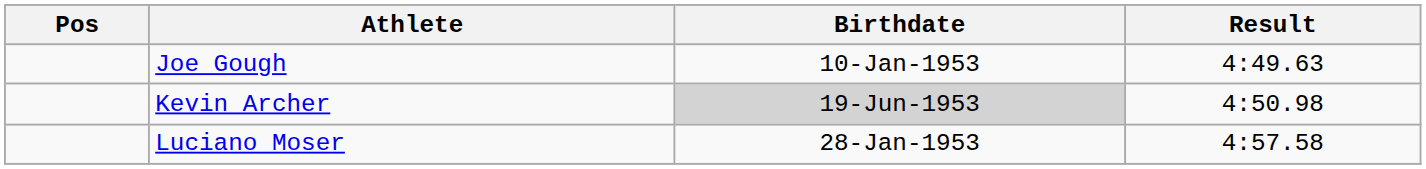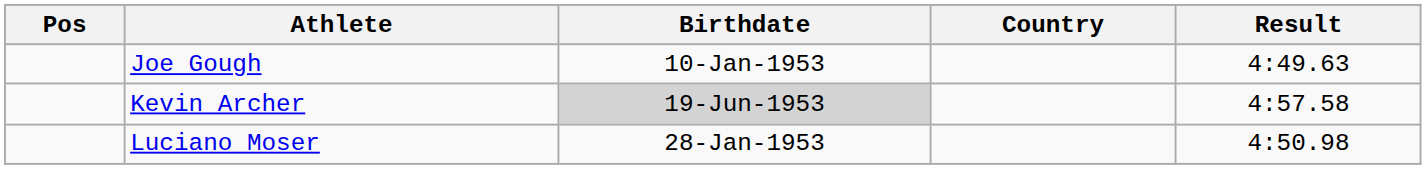+ column: (1053, 25)
(1273, 104) 4:50.98 -> (1298, 104) 4:57.58
(1273, 144) 4:57.58 -> (1298, 144) 4:50.98
